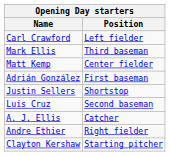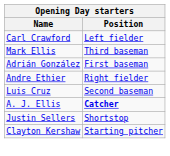- row: (28, 64)
rows swapped: (36, 131) <-> (41, 91)
(101, 118) normal -> (101, 104) bold
